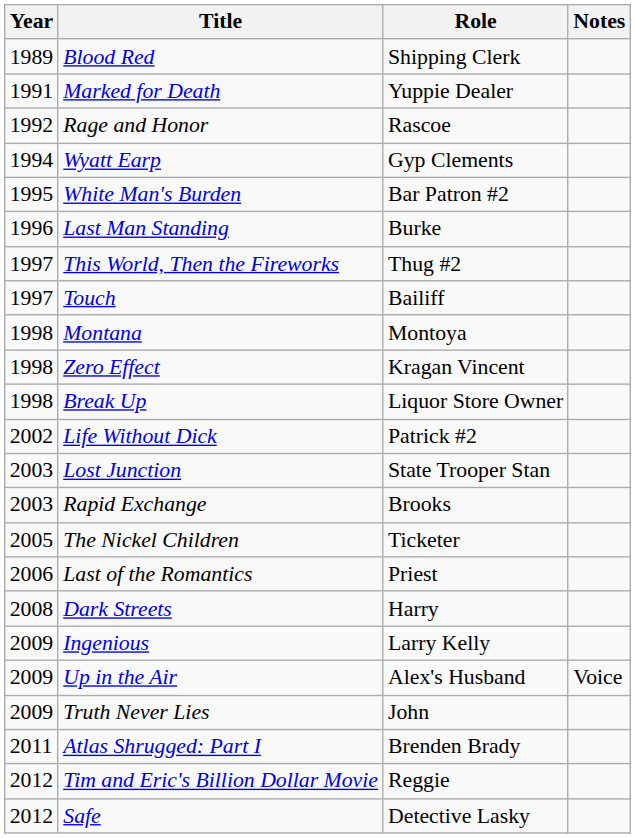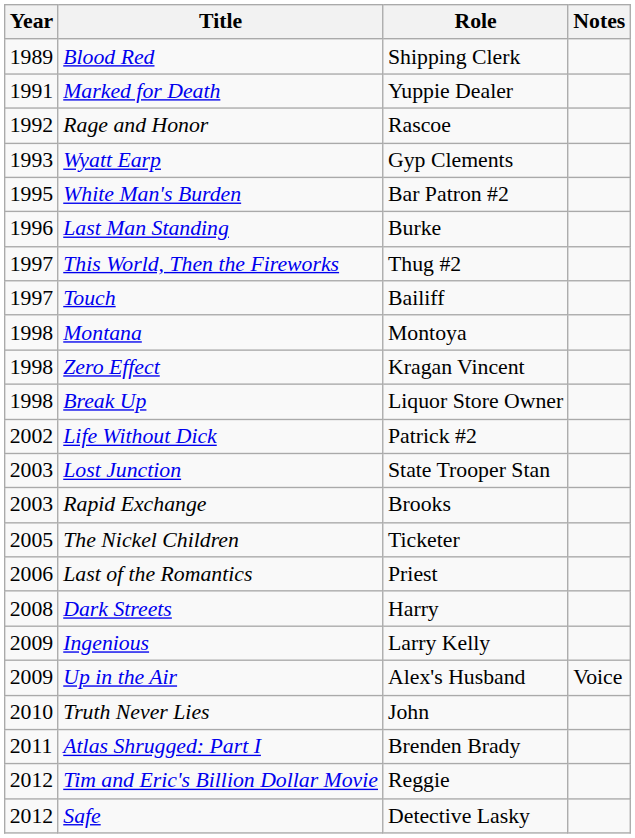(31, 159) 1994 -> (31, 159) 1993
(31, 711) 2009 -> (31, 711) 2010
